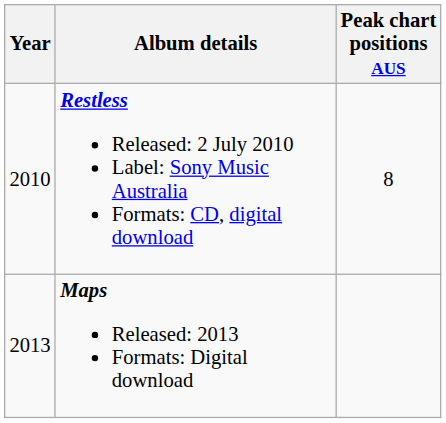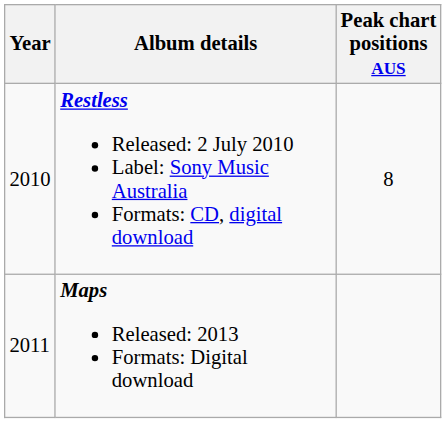(30, 345) 2013 -> (30, 345) 2011
